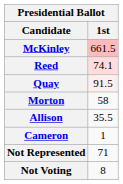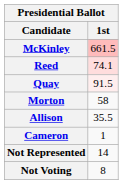(103, 153) 71 -> (103, 153) 14
